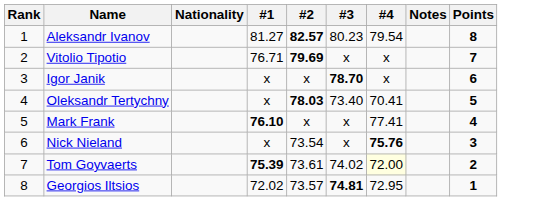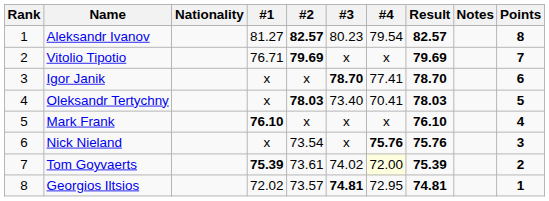+ column: (430, 15)
(386, 79) x -> (386, 79) 77.41
(386, 121) 77.41 -> (386, 121) x
